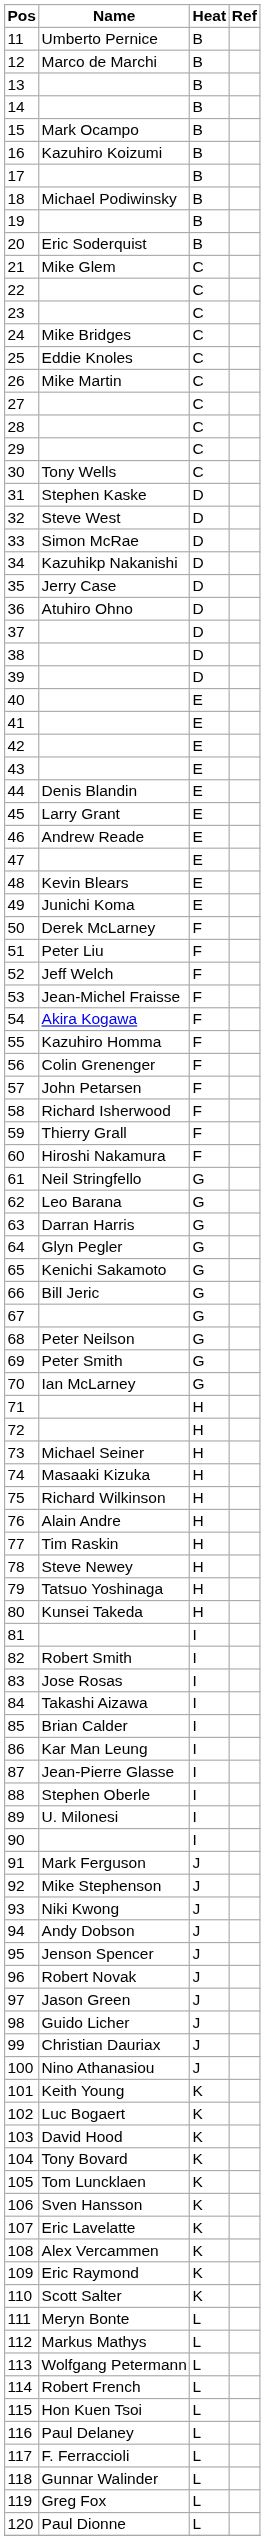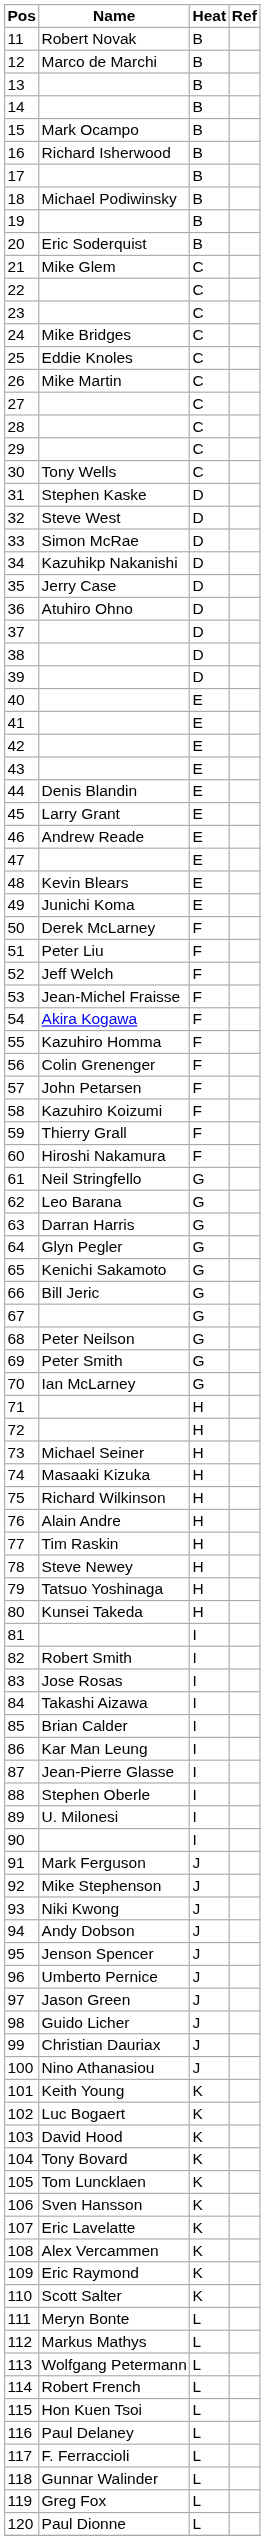(100, 39) Umberto Pernice -> (89, 39) Robert Novak
(102, 153) Kazuhiro Koizumi -> (106, 153) Richard Isherwood
(106, 1110) Richard Isherwood -> (102, 1110) Kazuhiro Koizumi
(89, 1977) Robert Novak -> (100, 1977) Umberto Pernice
